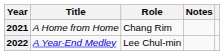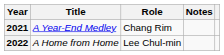(76, 27) A Home from Home -> (74, 27) A Year-End Medley
(74, 43) A Year-End Medley -> (76, 43) A Home from Home
